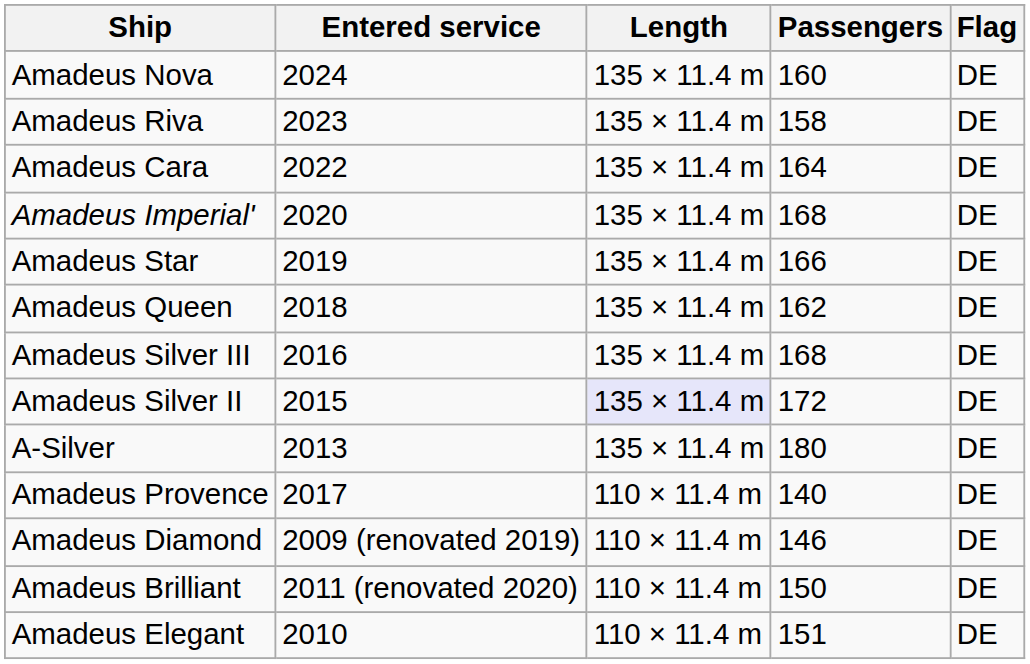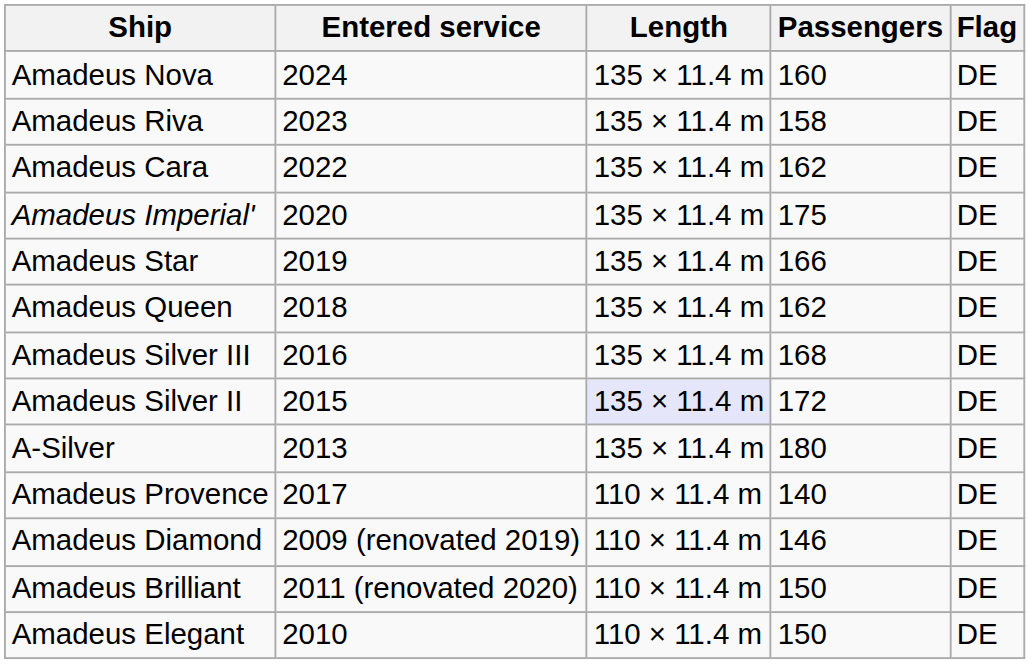(802, 167) 164 -> (802, 167) 162
(802, 214) 168 -> (802, 214) 175
(802, 634) 151 -> (802, 634) 150
